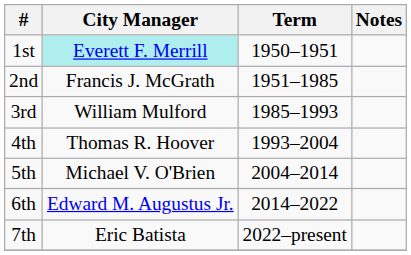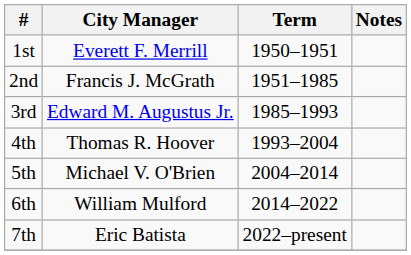(140, 50) paleturquoise background -> (140, 50) no background
(140, 111) William Mulford -> (140, 111) Edward M. Augustus Jr.
(140, 204) Edward M. Augustus Jr. -> (140, 204) William Mulford
